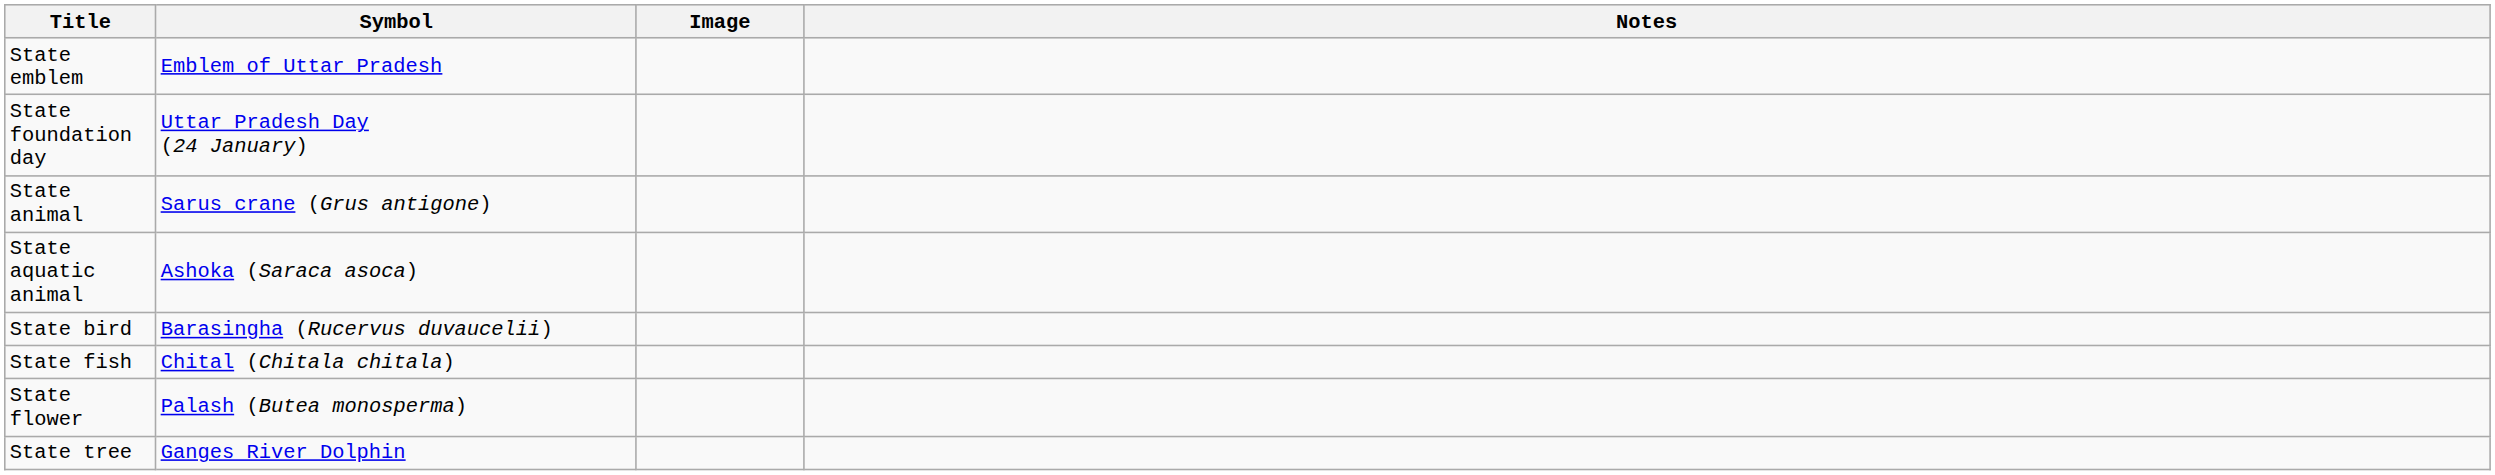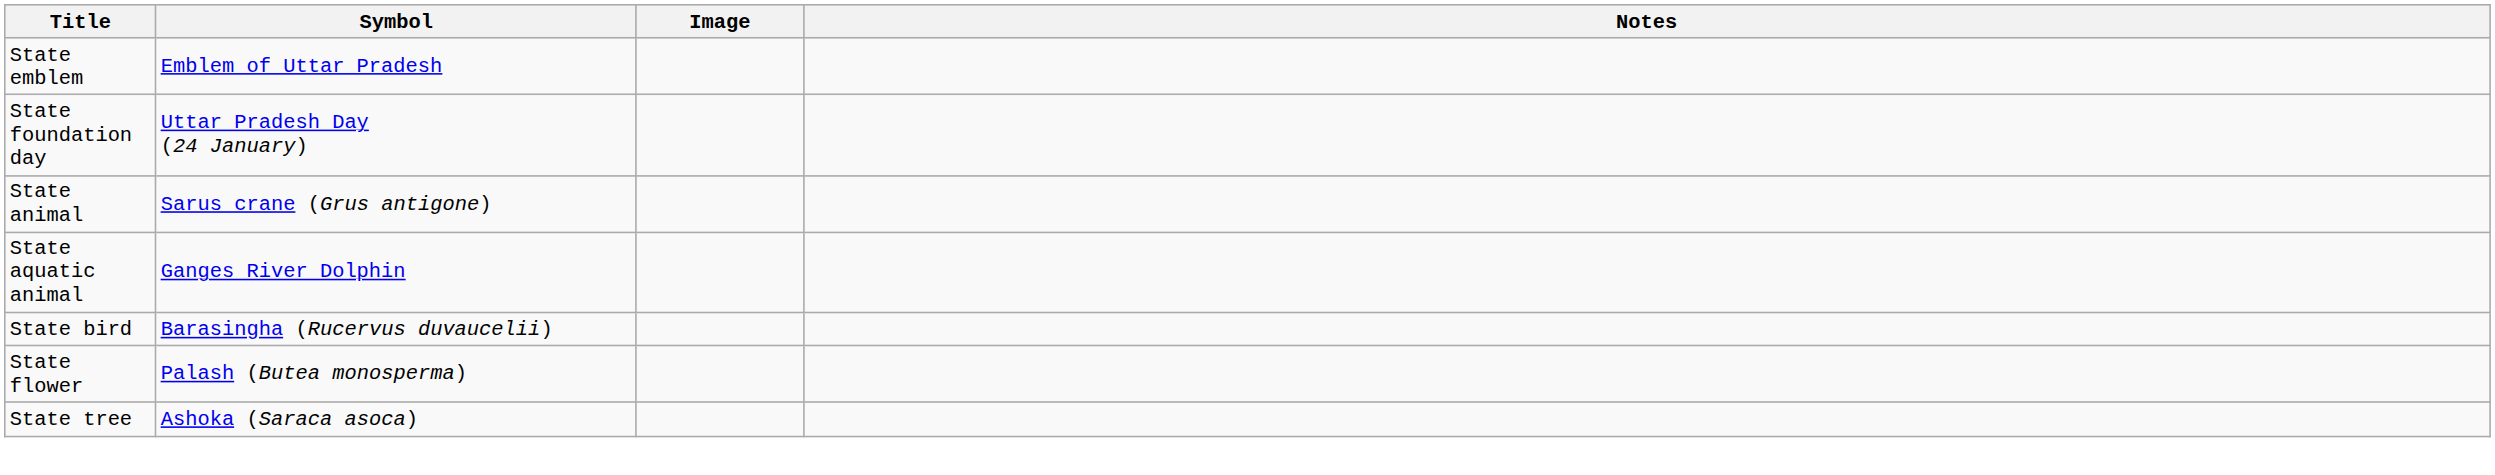(289, 272) Ashoka (Saraca asoca) -> (283, 272) Ganges River Dolphin
- row: (71, 362)
(283, 452) Ganges River Dolphin -> (289, 419) Ashoka (Saraca asoca)
